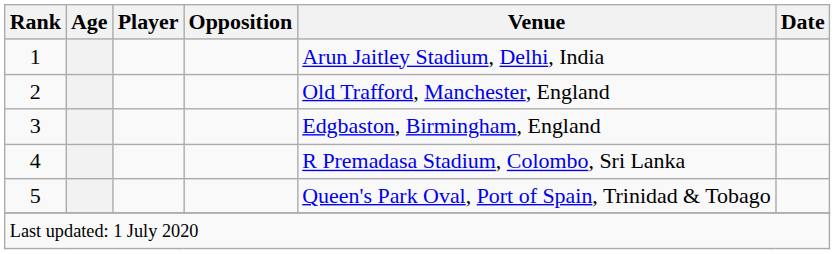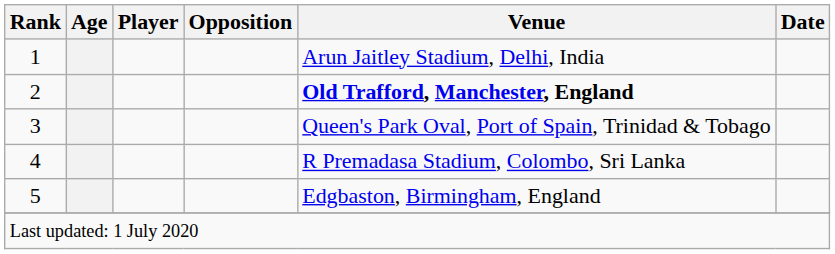(456, 91) normal -> (468, 91) bold
(451, 126) Edgbaston, Birmingham, England -> (536, 126) Queen's Park Oval, Port of Spain, Trinidad & Tobago
(536, 195) Queen's Park Oval, Port of Spain, Trinidad & Tobago -> (451, 195) Edgbaston, Birmingham, England
